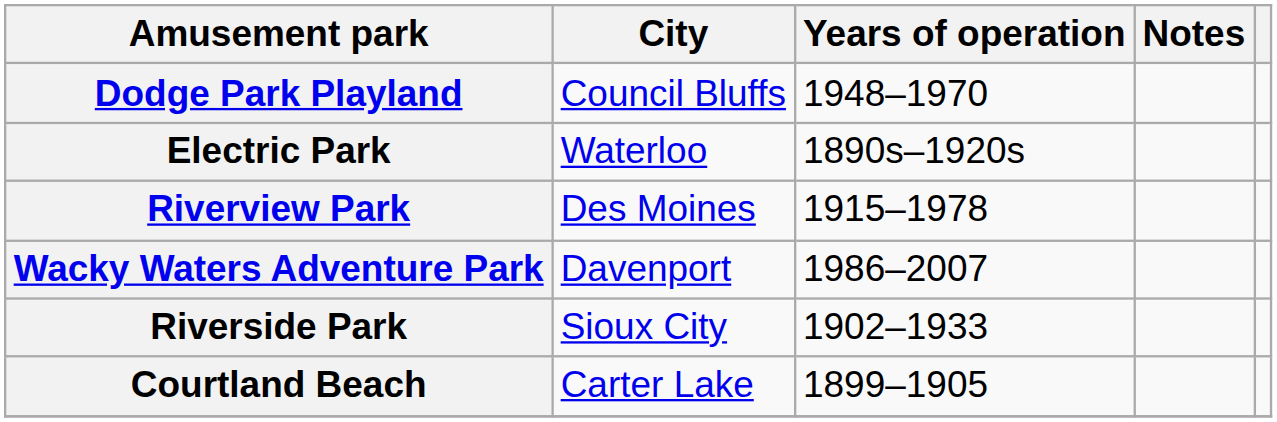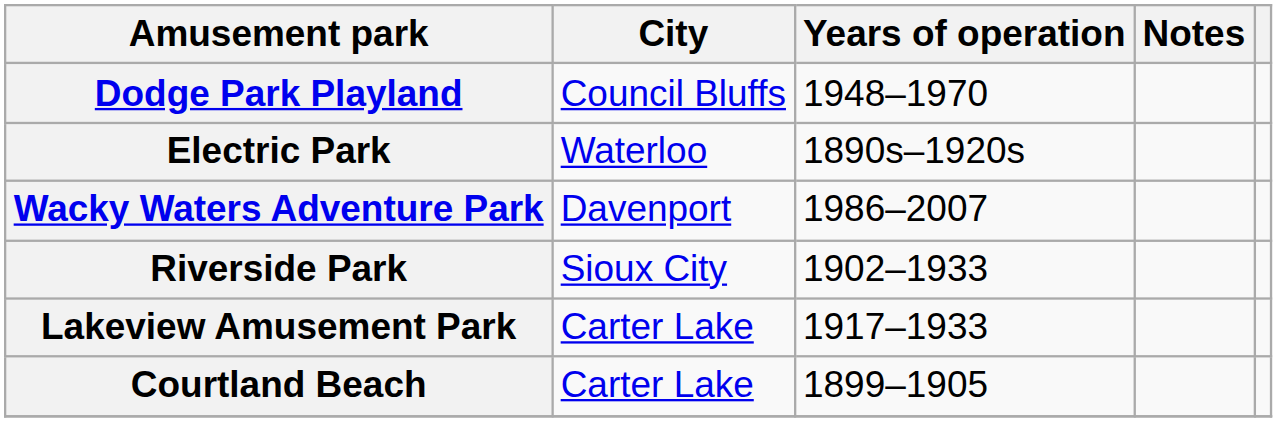- row: (279, 209)
+ row: (279, 326)
